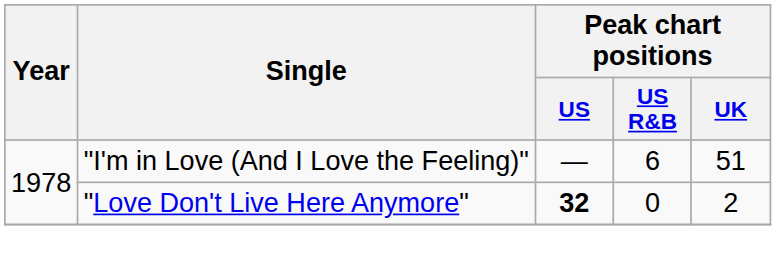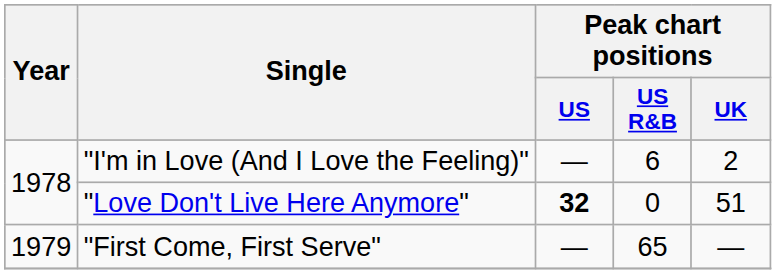(731, 160) 51 -> (731, 160) 2
(731, 203) 2 -> (731, 203) 51
+ row: (232, 246)
